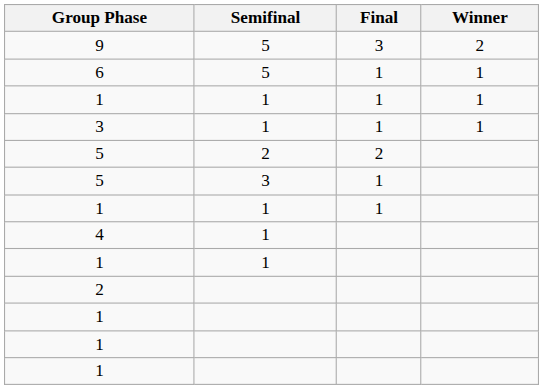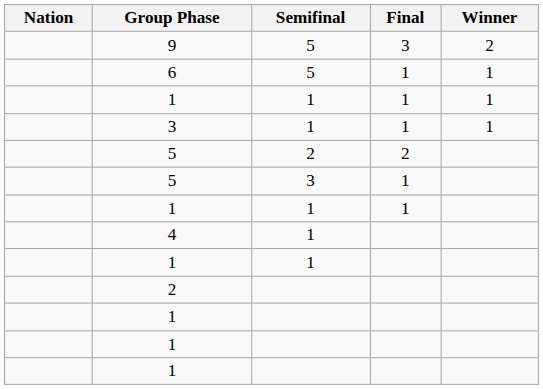+ column: (49, 18)
